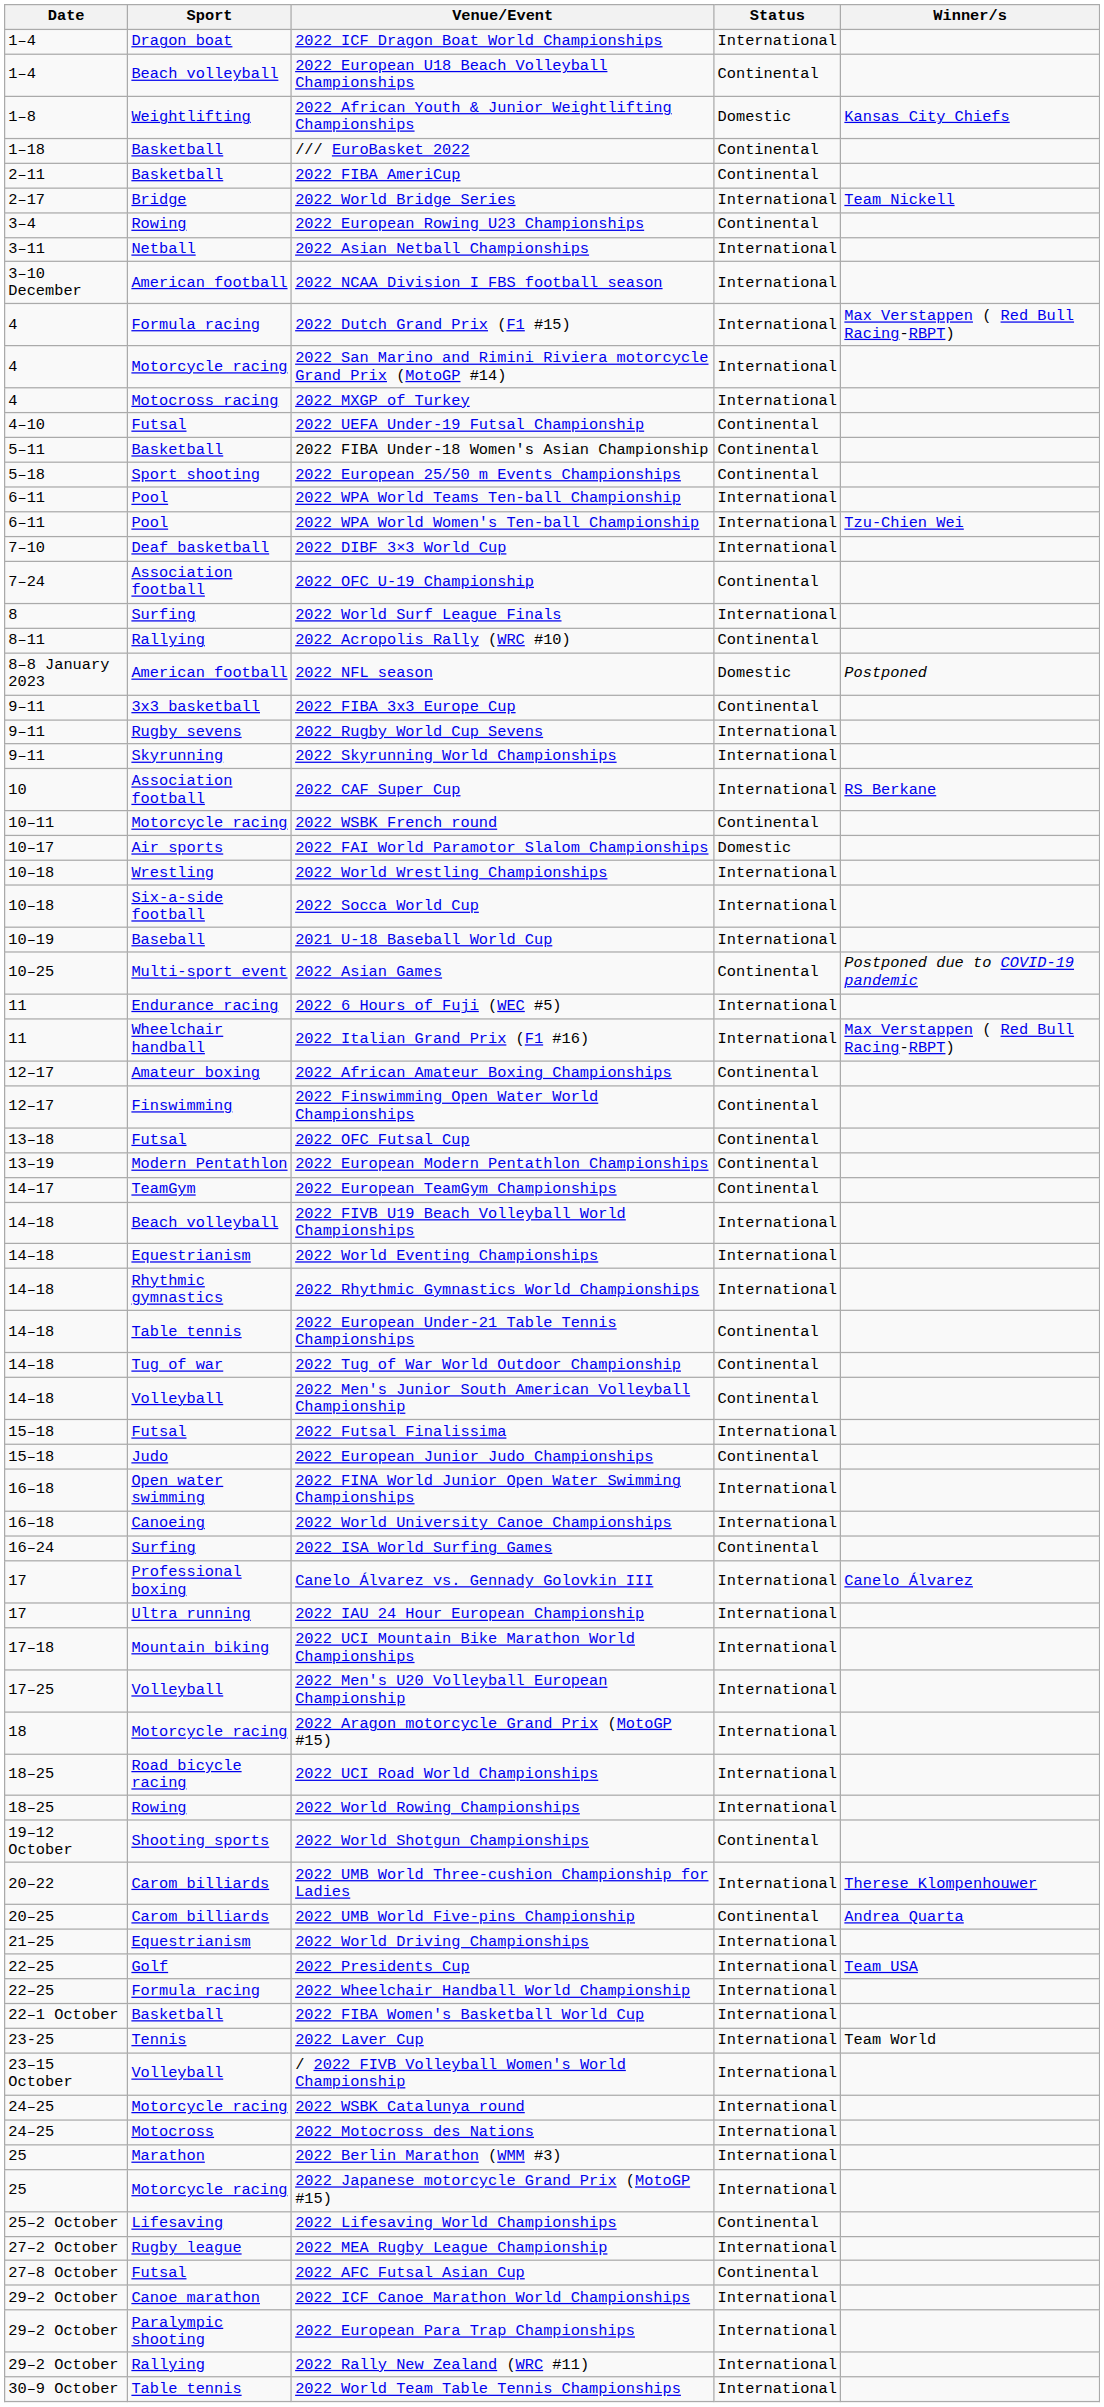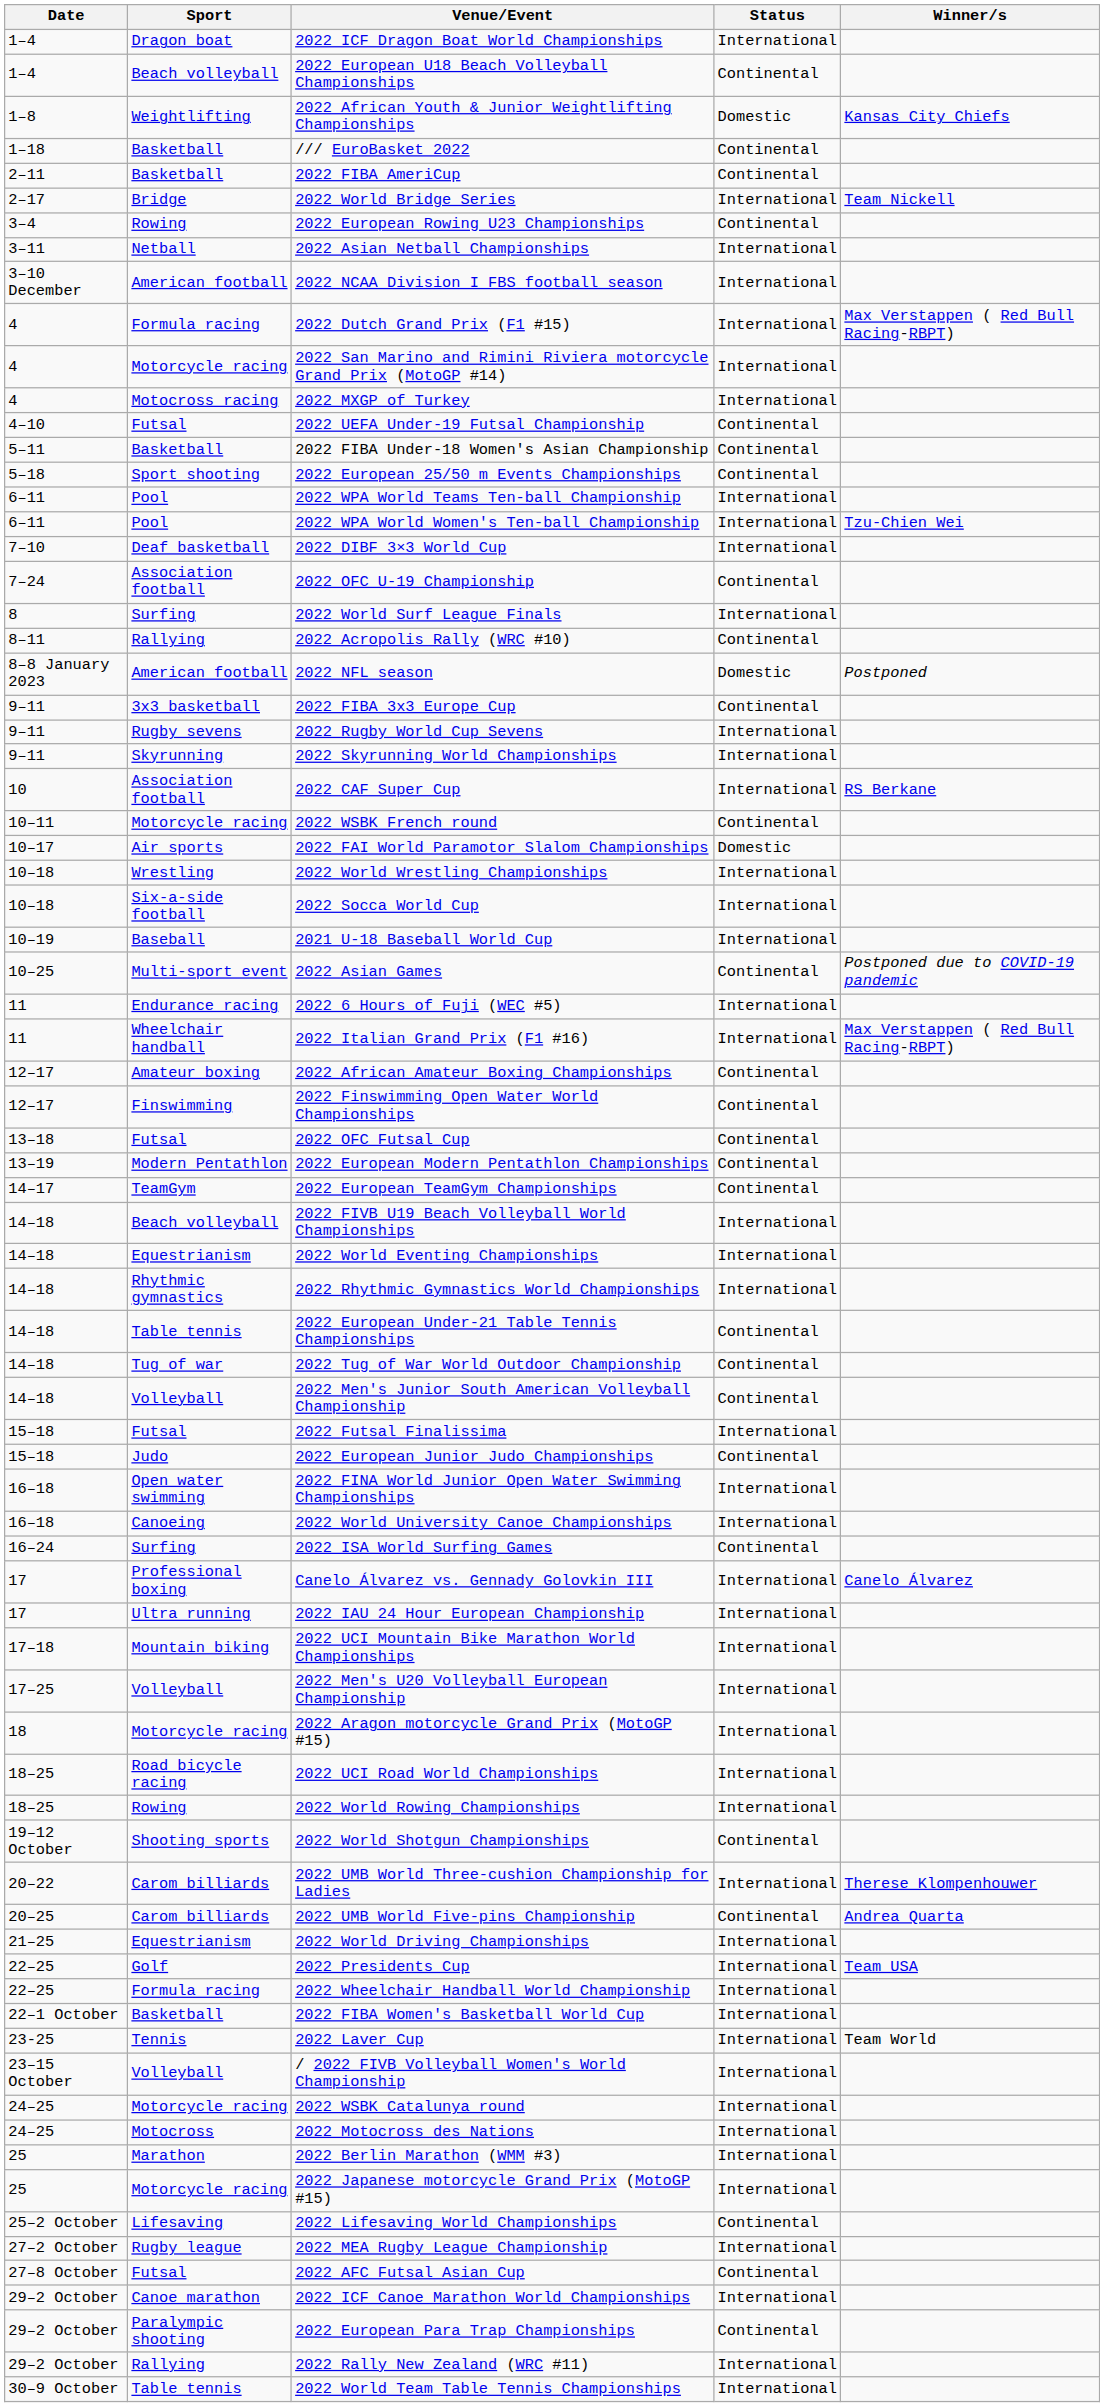(777, 2332) International -> (768, 2332) Continental
